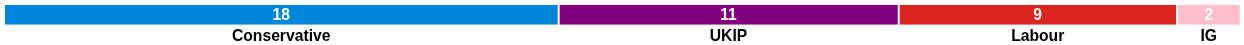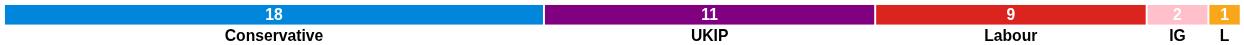+ column: (1225, 14)
